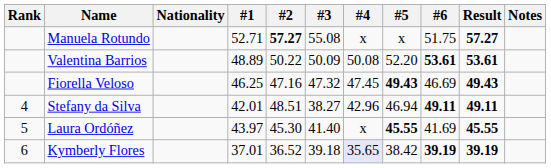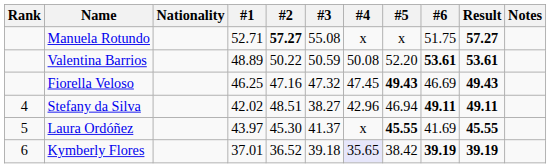(324, 60) 50.09 -> (324, 60) 50.59
(247, 106) 42.01 -> (247, 106) 42.02
(324, 128) 41.40 -> (324, 128) 41.37
